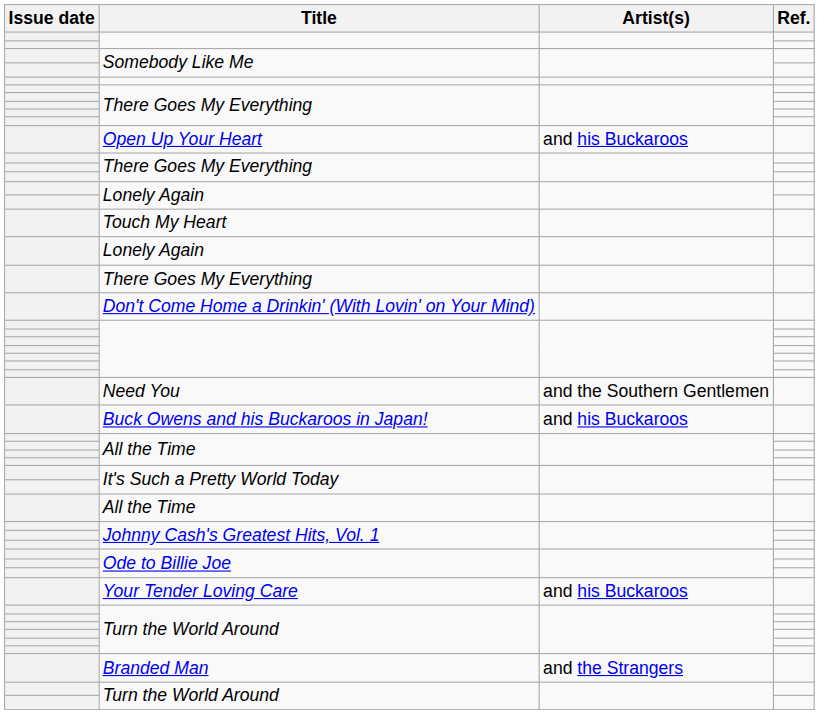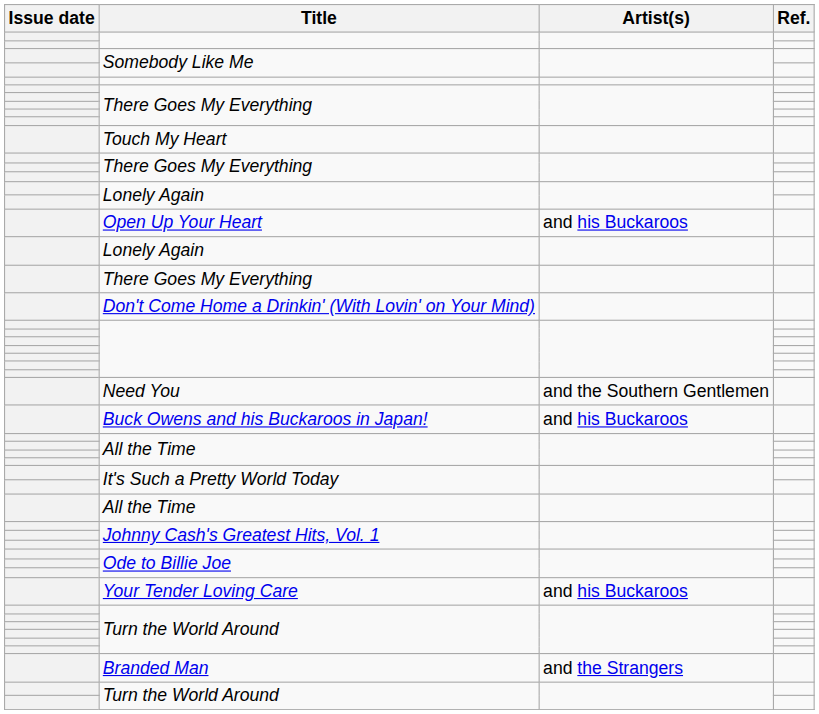rows swapped: (182, 139) <-> (165, 222)
